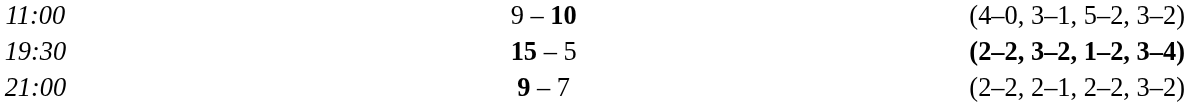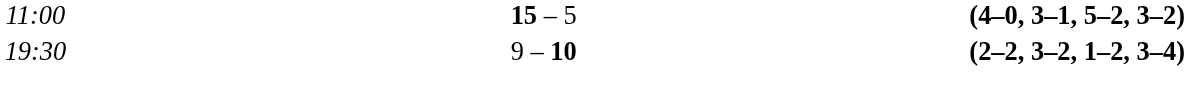(544, 15) 9 – 10 -> (544, 15) 15 – 5
(1077, 15) normal -> (1077, 15) bold
(544, 51) 15 – 5 -> (544, 51) 9 – 10
- row: (35, 87)
